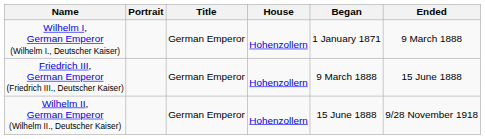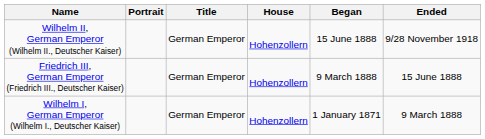rows swapped: (65, 39) <-> (65, 115)
